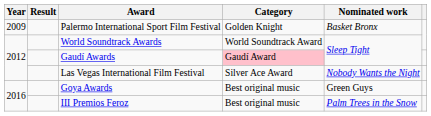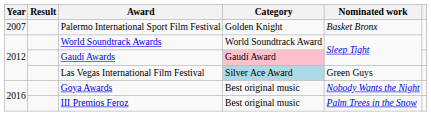(16, 27) 2009 -> (16, 27) 2007
(259, 73) no background -> (259, 73) lightblue background
(373, 73) Nobody Wants the Night -> (350, 73) Green Guys
(350, 88) Green Guys -> (373, 88) Nobody Wants the Night
